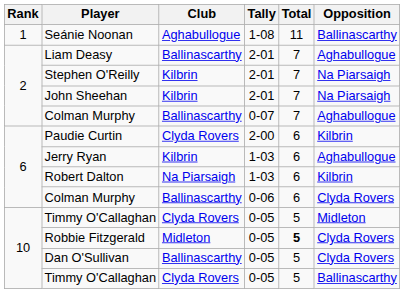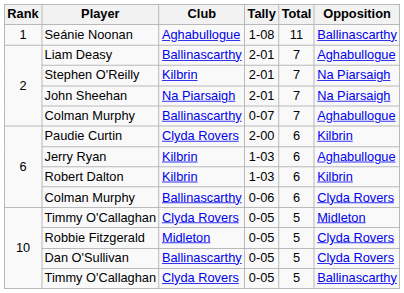(180, 95) Kilbrin -> (199, 95) Na Piarsaigh
(199, 177) Na Piarsaigh -> (180, 177) Kilbrin
(296, 237) bold -> (296, 237) normal
